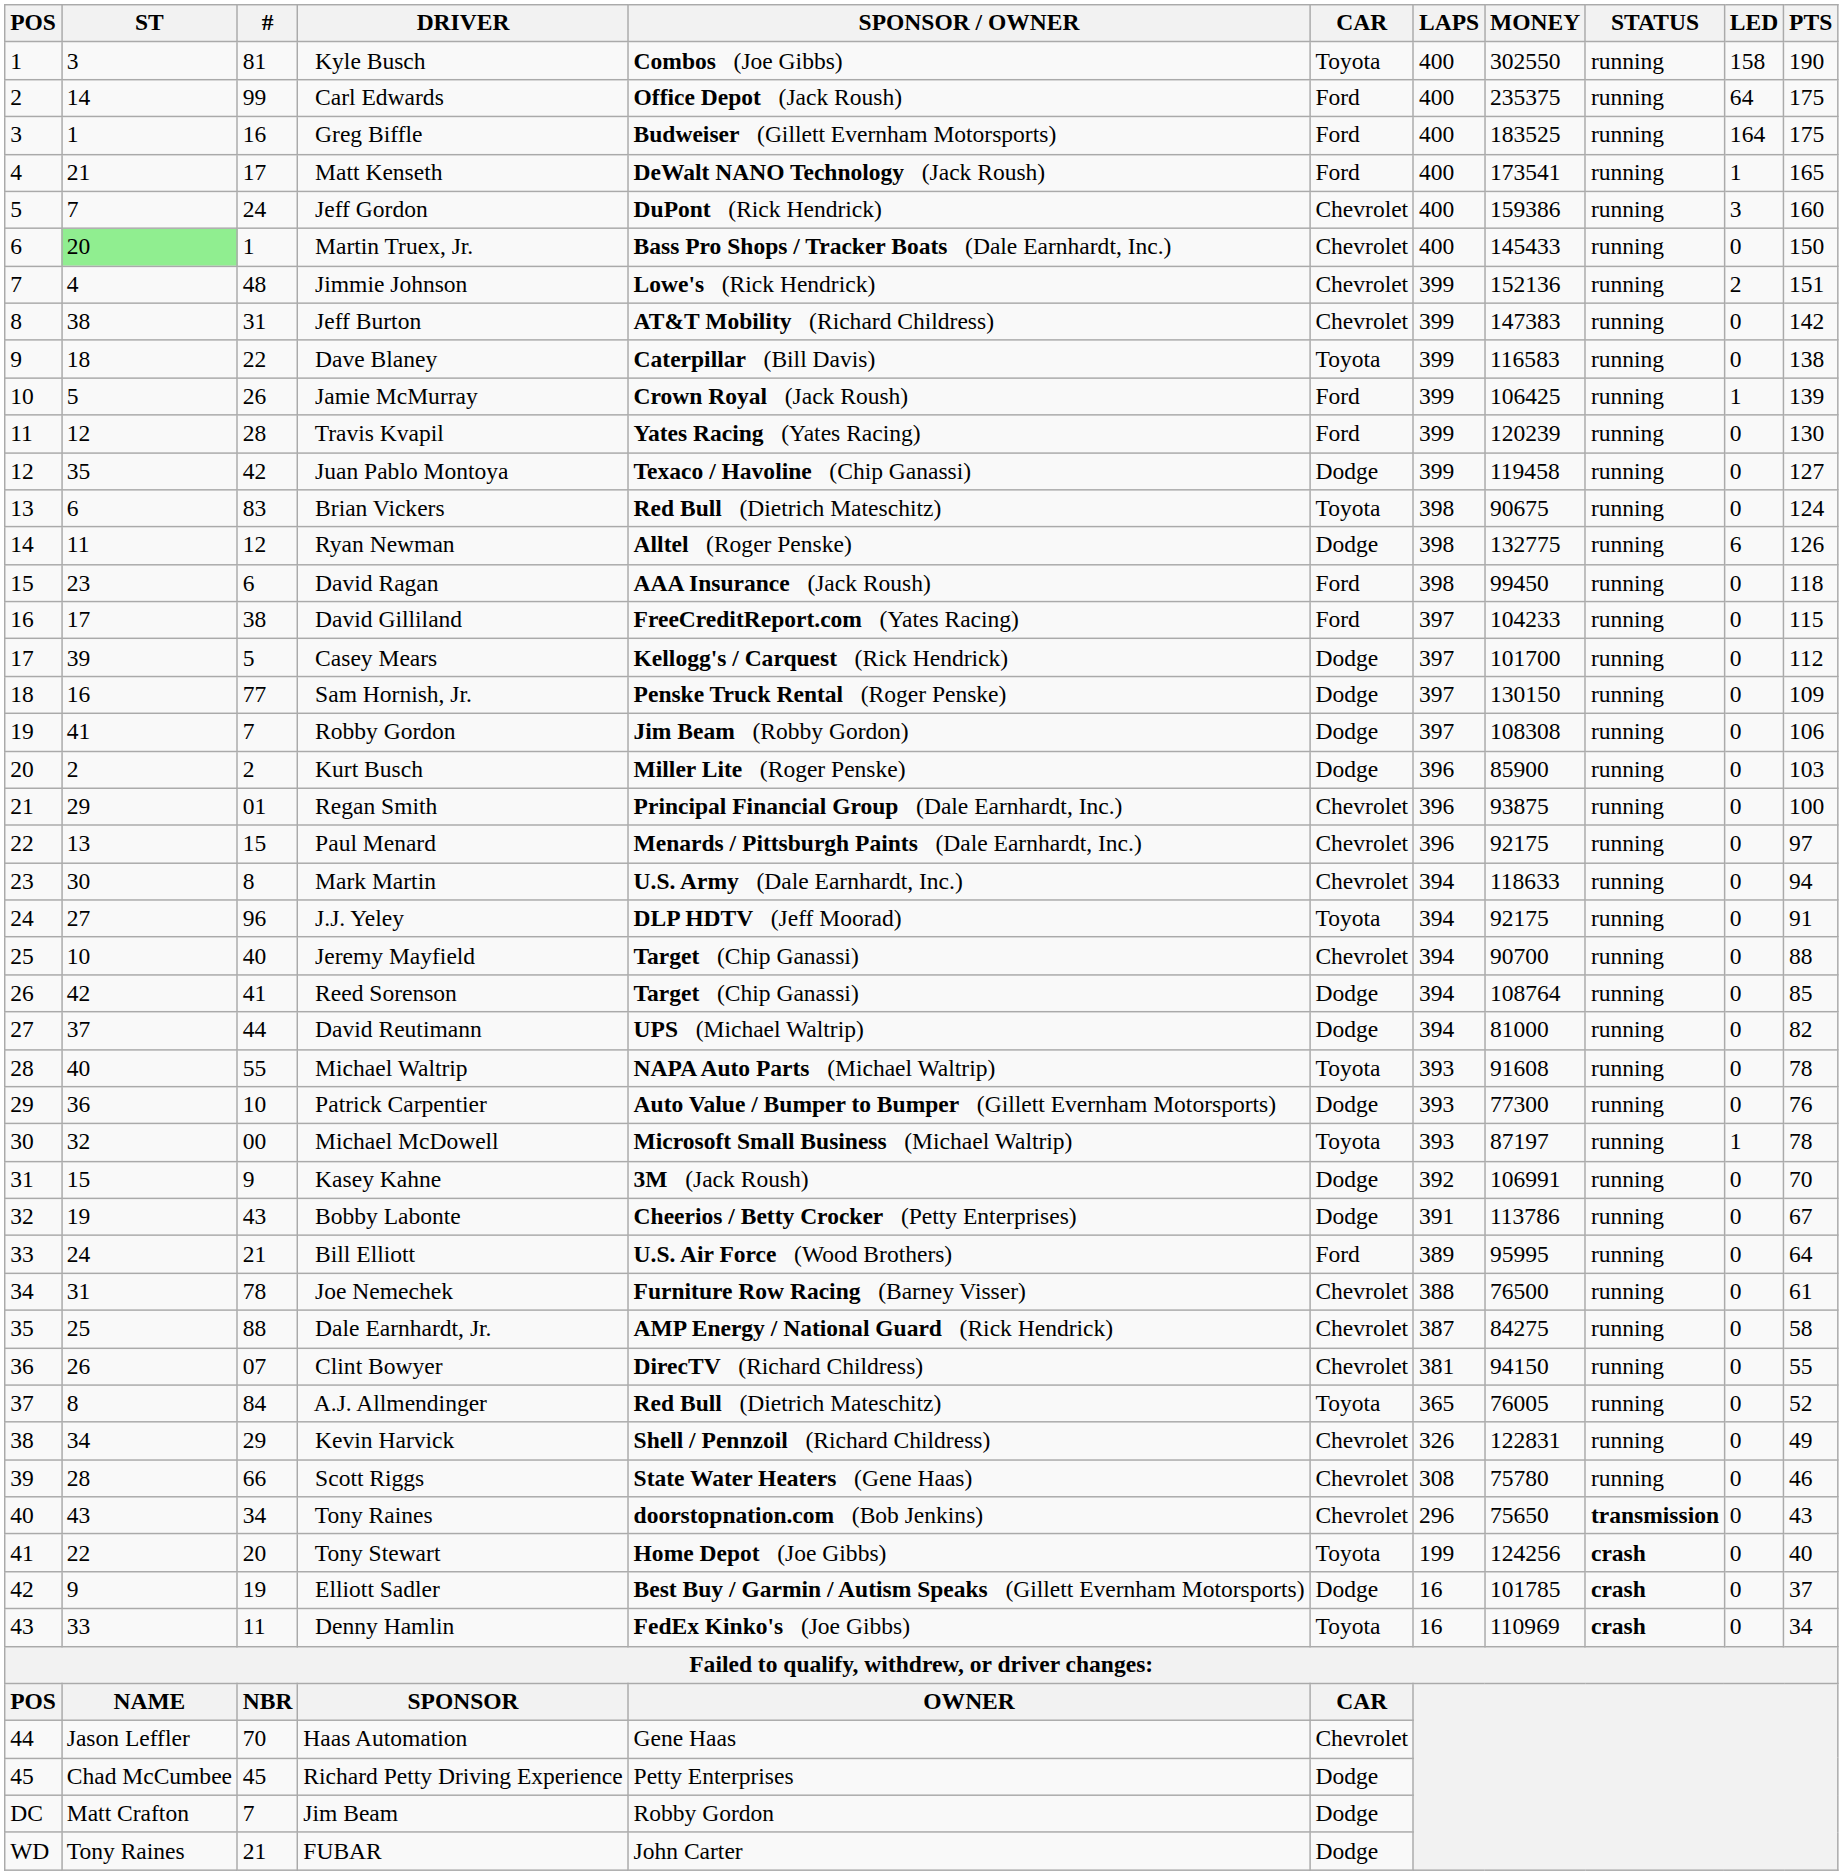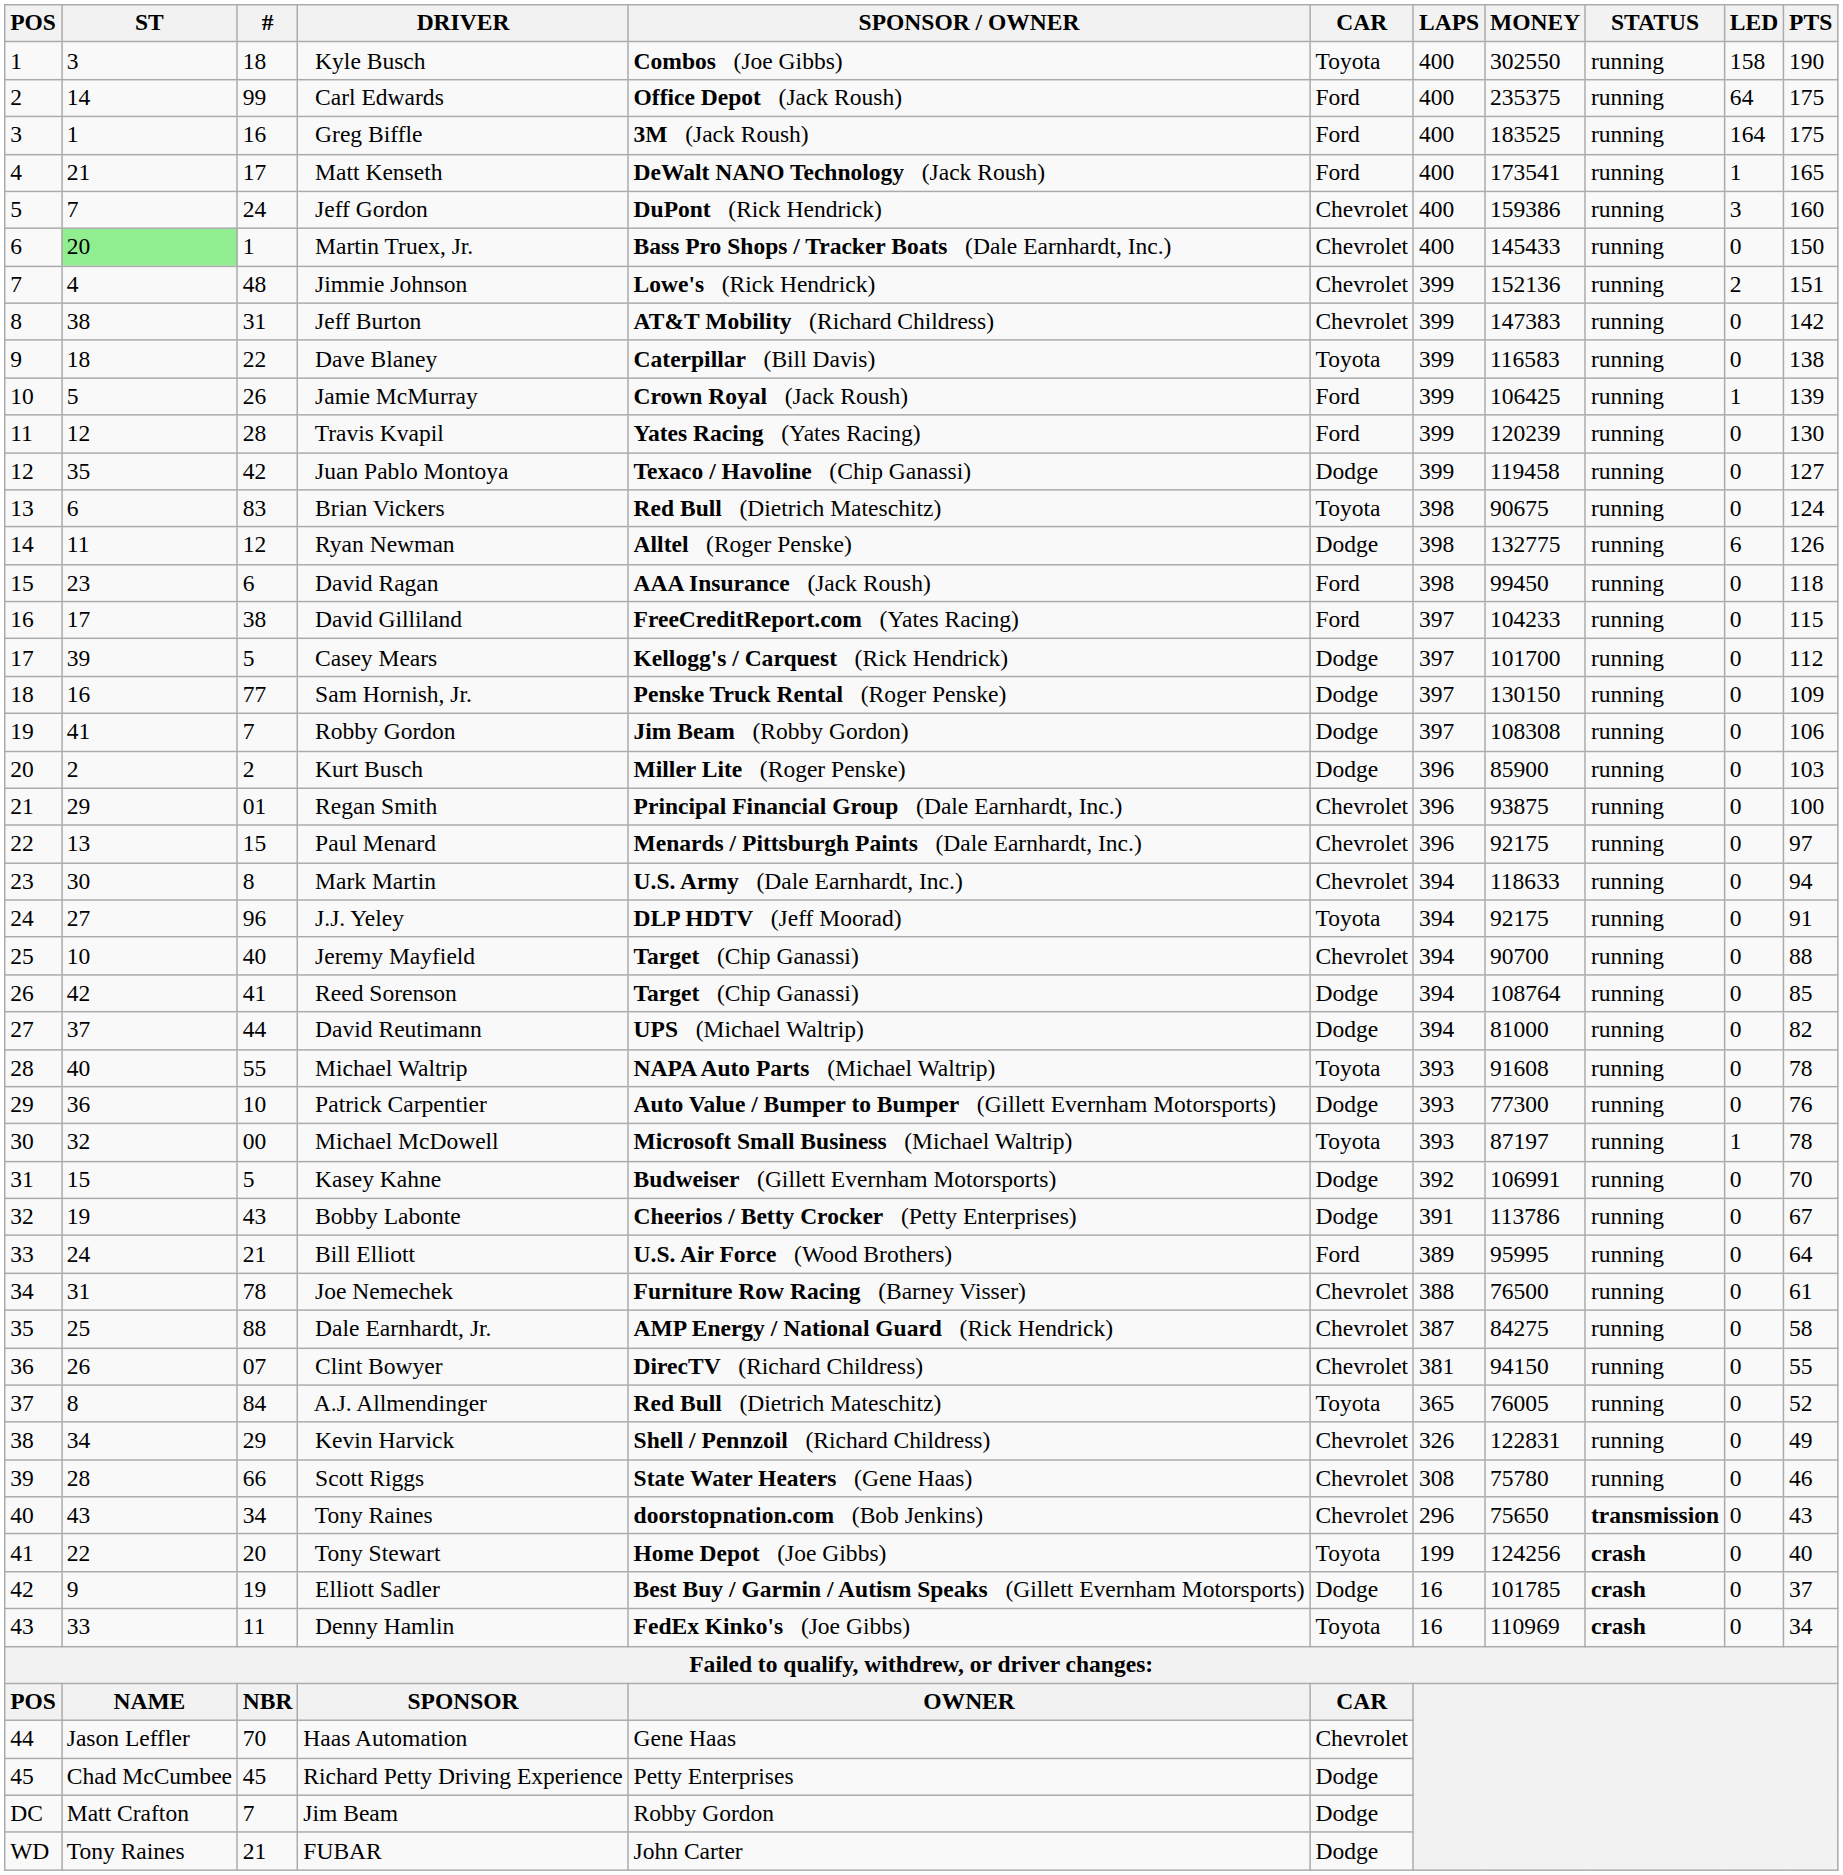(255, 60) 81 -> (255, 60) 18
(845, 135) Budweiser (Gillett Evernham Motorsports) -> (721, 135) 3M (Jack Roush)
(249, 1179) 9 -> (249, 1179) 5
(721, 1179) 3M (Jack Roush) -> (845, 1179) Budweiser (Gillett Evernham Motorsports)
